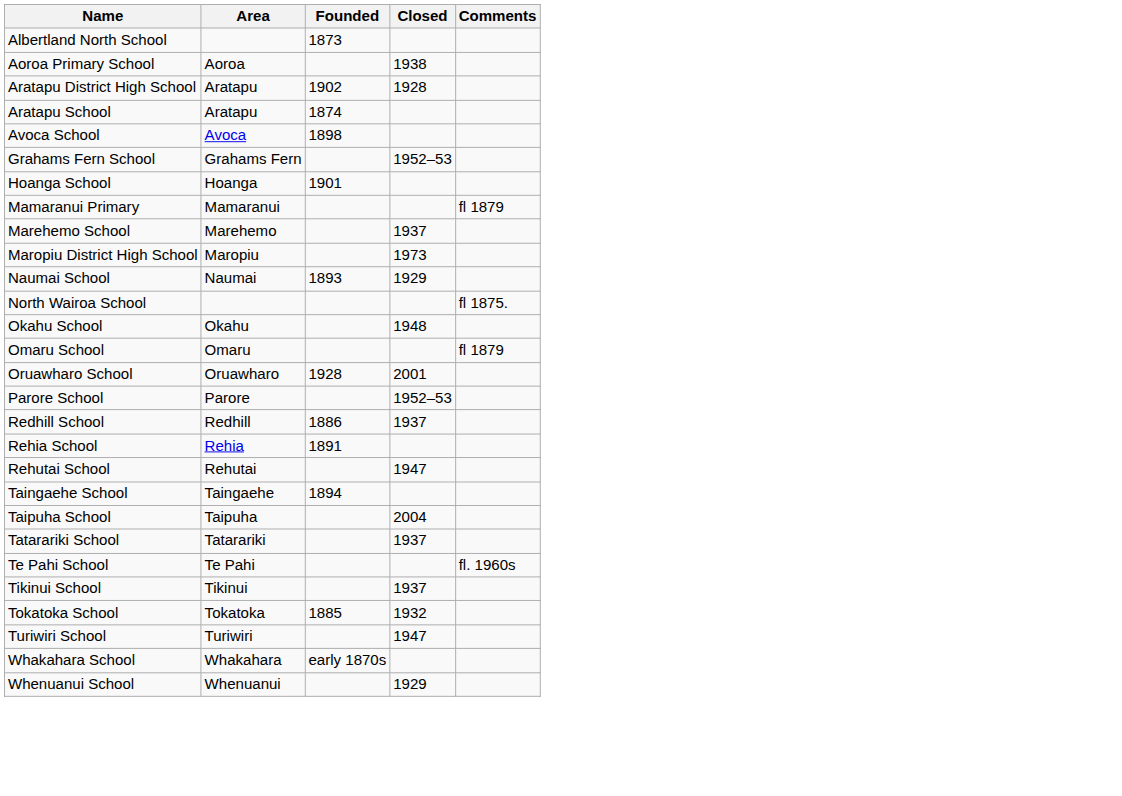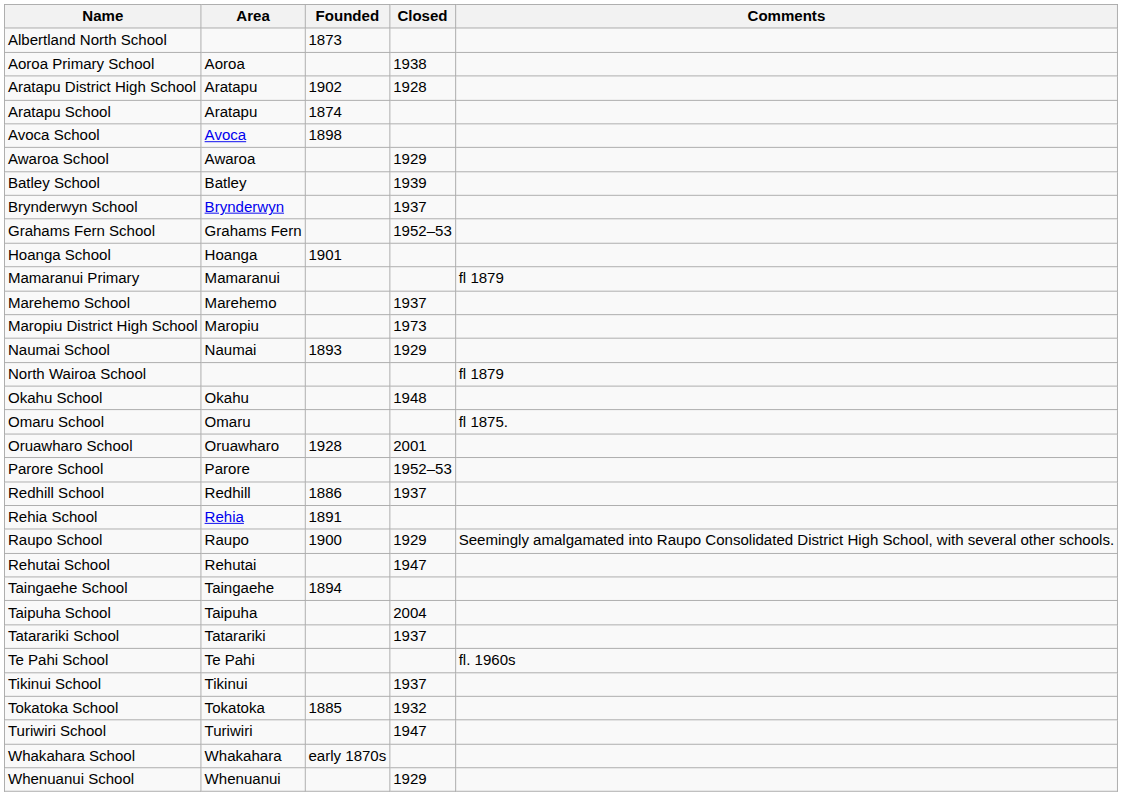+ row: (58, 159)
+ row: (54, 183)
+ row: (73, 207)
(483, 302) fl 1875. -> (481, 374) fl 1879
(481, 350) fl 1879 -> (483, 421) fl 1875.
+ row: (55, 541)
